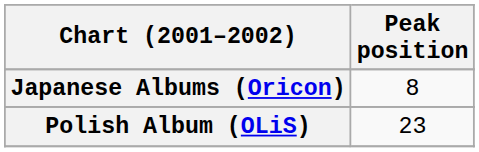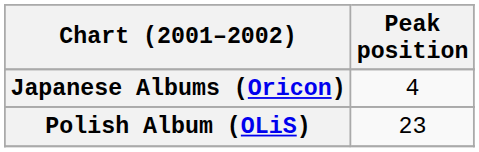(413, 89) 8 -> (413, 89) 4
